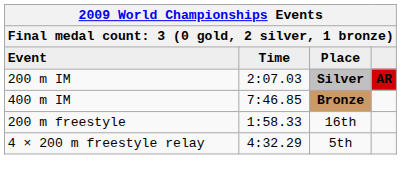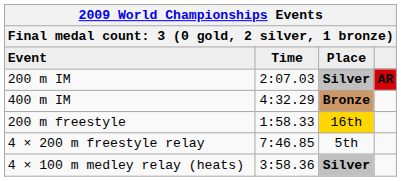(274, 101) 7:46.85 -> (287, 101) 4:32.29
(341, 122) no background -> (346, 122) gold background
(274, 144) 4:32.29 -> (287, 144) 7:46.85
+ row: (126, 165)
